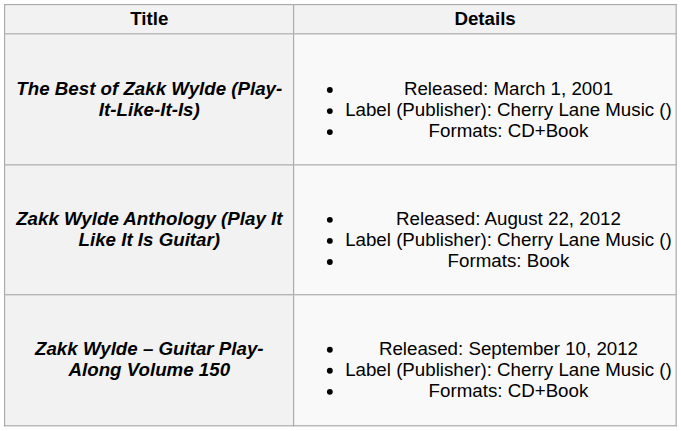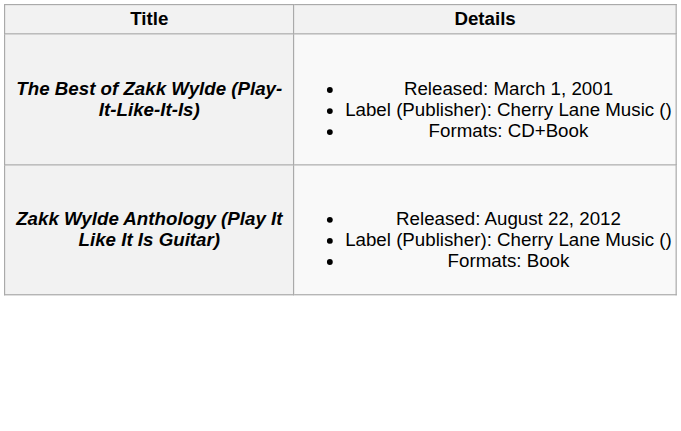- row: (149, 359)
